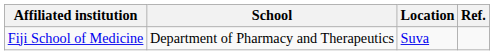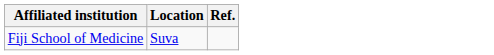- column: (272, 15)
